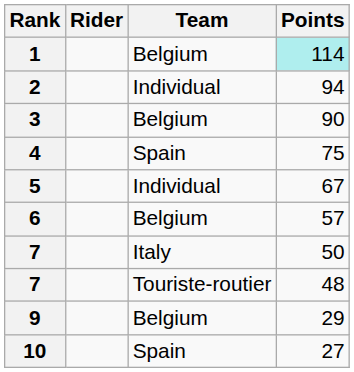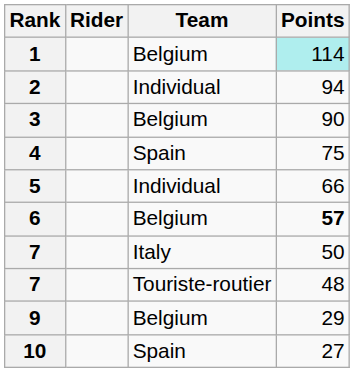(333, 185) 67 -> (333, 185) 66
(333, 218) normal -> (333, 218) bold
